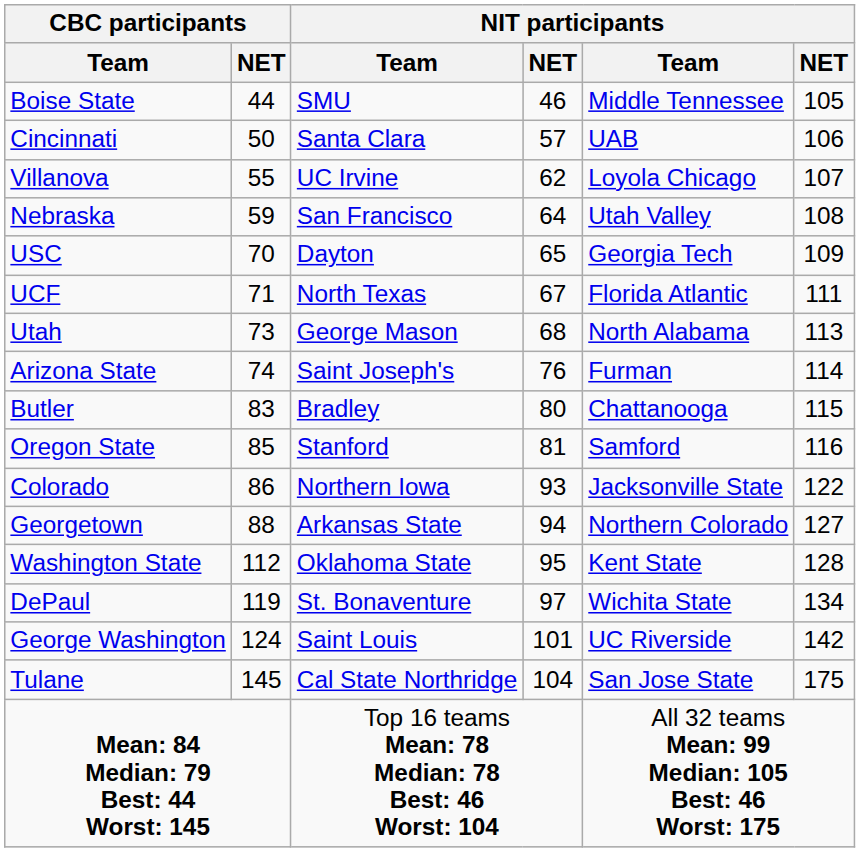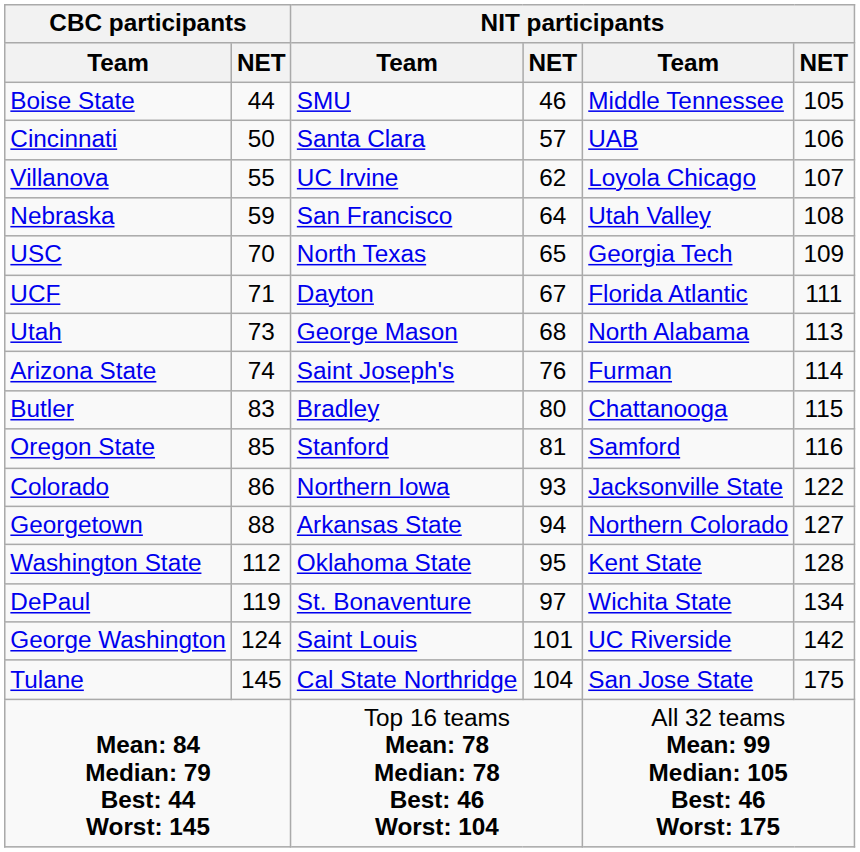(335, 255) Dayton -> (361, 255) North Texas
(361, 293) North Texas -> (335, 293) Dayton
